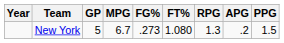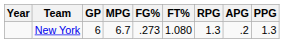(98, 30) 5 -> (98, 30) 6
(269, 30) 1.5 -> (269, 30) 1.3
